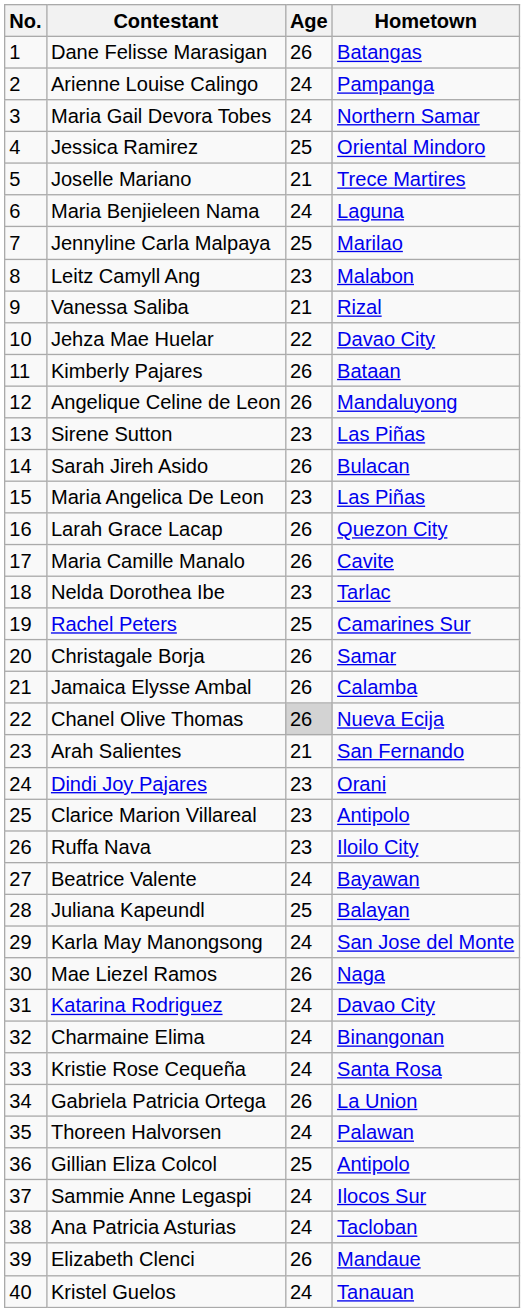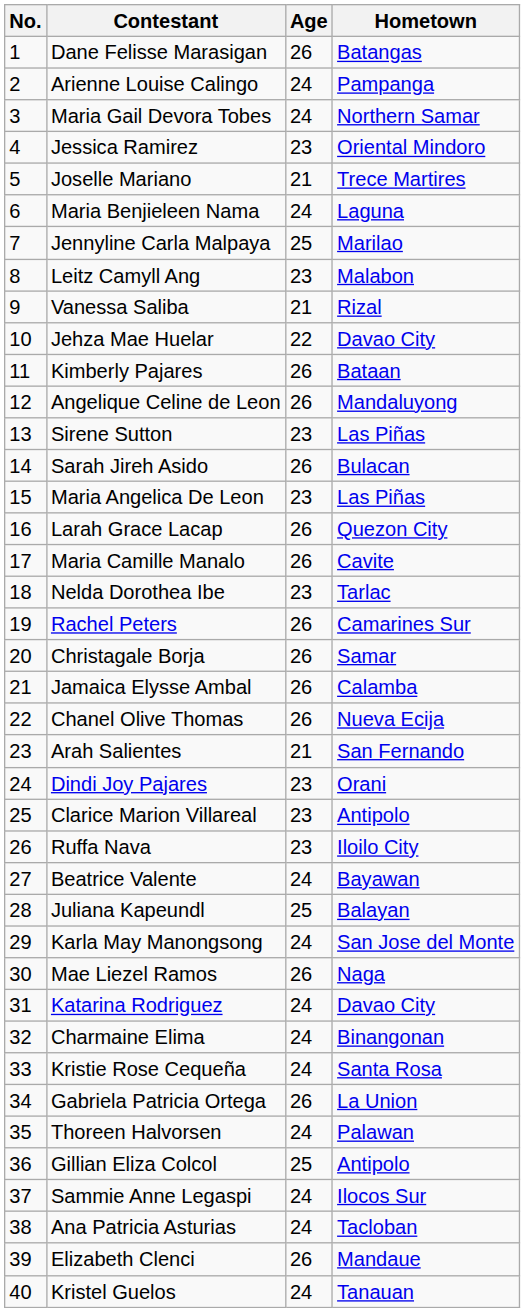(301, 148) 25 -> (301, 148) 23
(301, 624) 25 -> (301, 624) 26
(301, 720) lightgrey background -> (301, 720) no background
